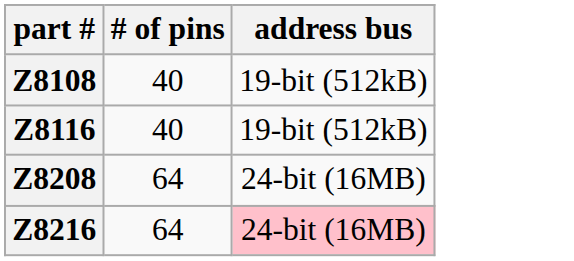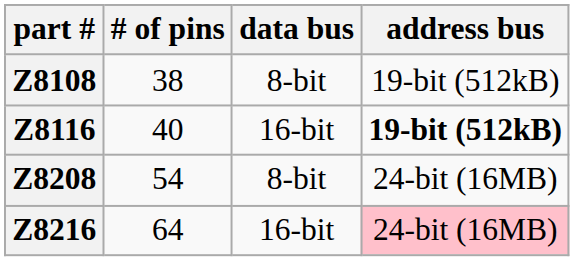+ column: (297, 29)
(168, 79) 40 -> (168, 79) 38
(333, 129) normal -> (465, 129) bold
(168, 179) 64 -> (168, 179) 54
